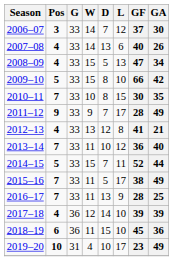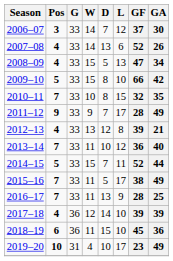(138, 46) 40 -> (138, 46) 52
(138, 96) 30 -> (138, 96) 32
(138, 130) 41 -> (138, 130) 39
